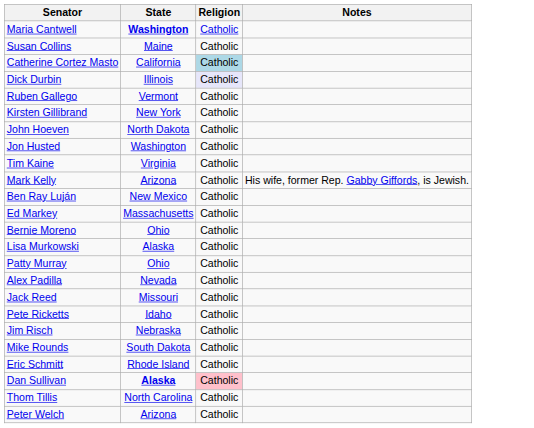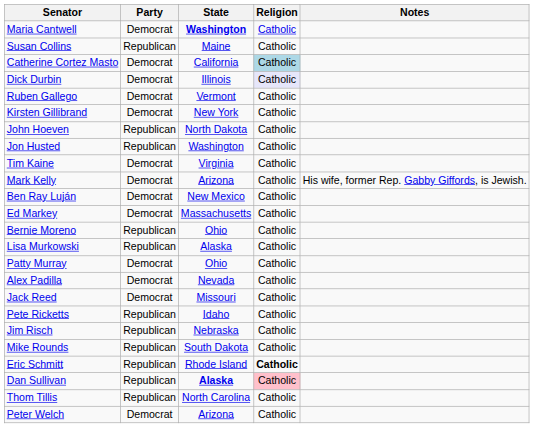+ column: (150, 12)
(219, 364) normal -> (277, 364) bold
